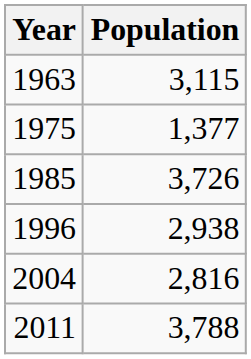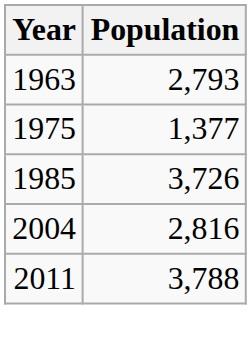(204, 79) 3,115 -> (203, 79) 2,793
- row: (44, 228)
